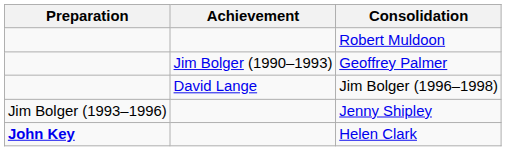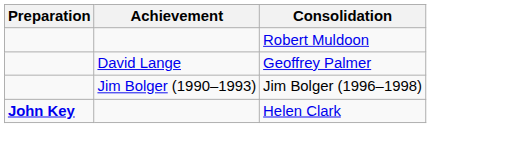(253, 63) Jim Bolger (1990–1993) -> (139, 63) David Lange
(215, 87) David Lange -> (177, 87) Jim Bolger (1990–1993)
- row: (386, 110)
